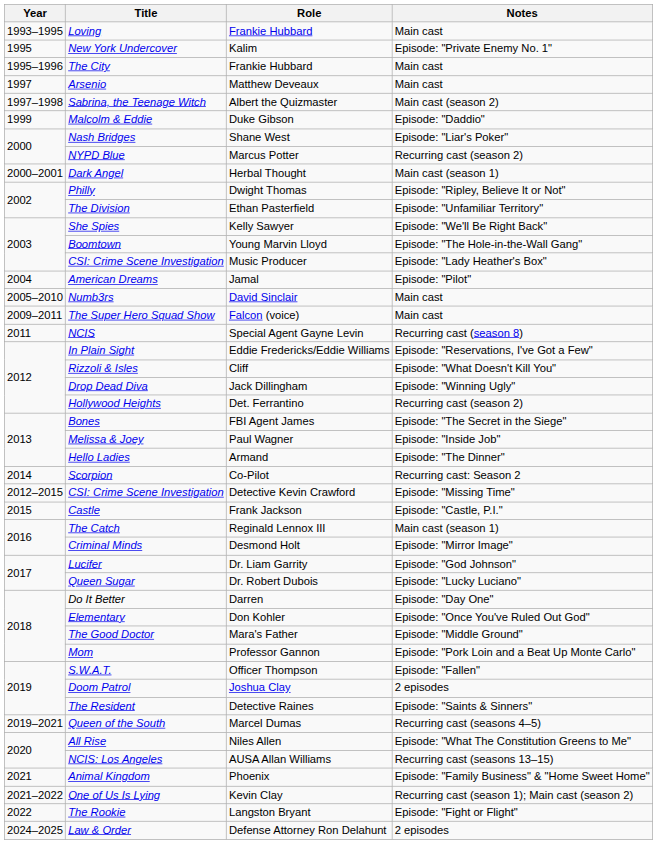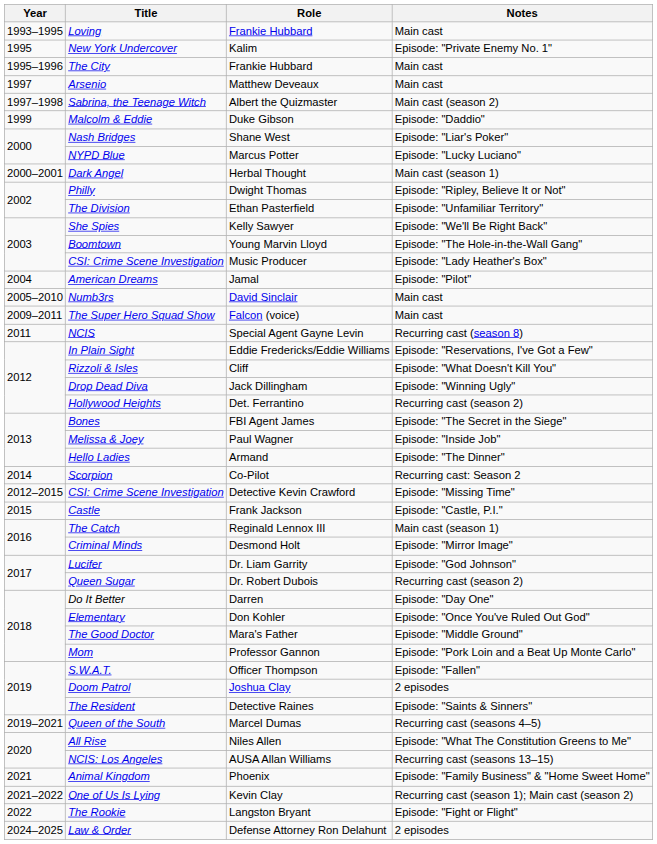(459, 155) Recurring cast (season 2) -> (458, 155) Episode: "Lucky Luciano"
(458, 581) Episode: "Lucky Luciano" -> (459, 581) Recurring cast (season 2)
